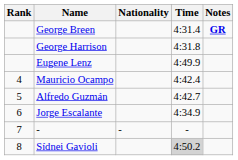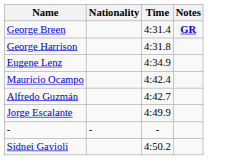- column: (19, 12)
(187, 63) 4:49.9 -> (157, 63) 4:34.9
(187, 113) 4:34.9 -> (157, 113) 4:49.9
(187, 146) lightgrey background -> (157, 146) no background
